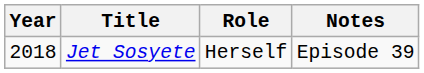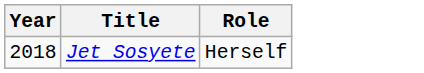- column: (356, 21)
